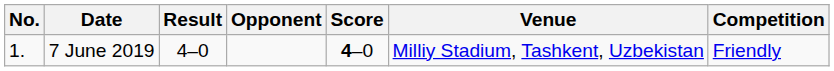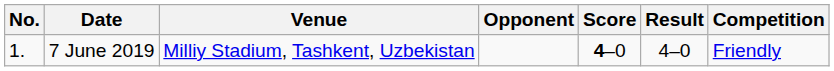columns swapped: (548, 19) <-> (193, 19)
